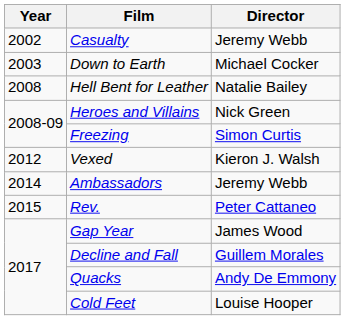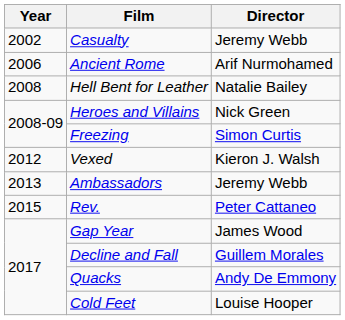- row: (118, 64)
+ row: (117, 64)
(25, 183) 2014 -> (25, 183) 2013
